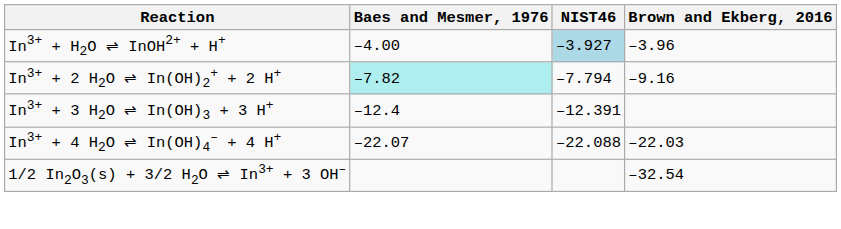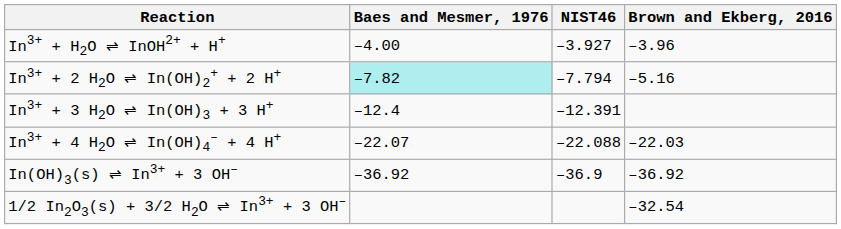(584, 46) lightblue background -> (584, 46) no background
(652, 78) –9.16 -> (652, 78) –5.16
+ row: (123, 175)
